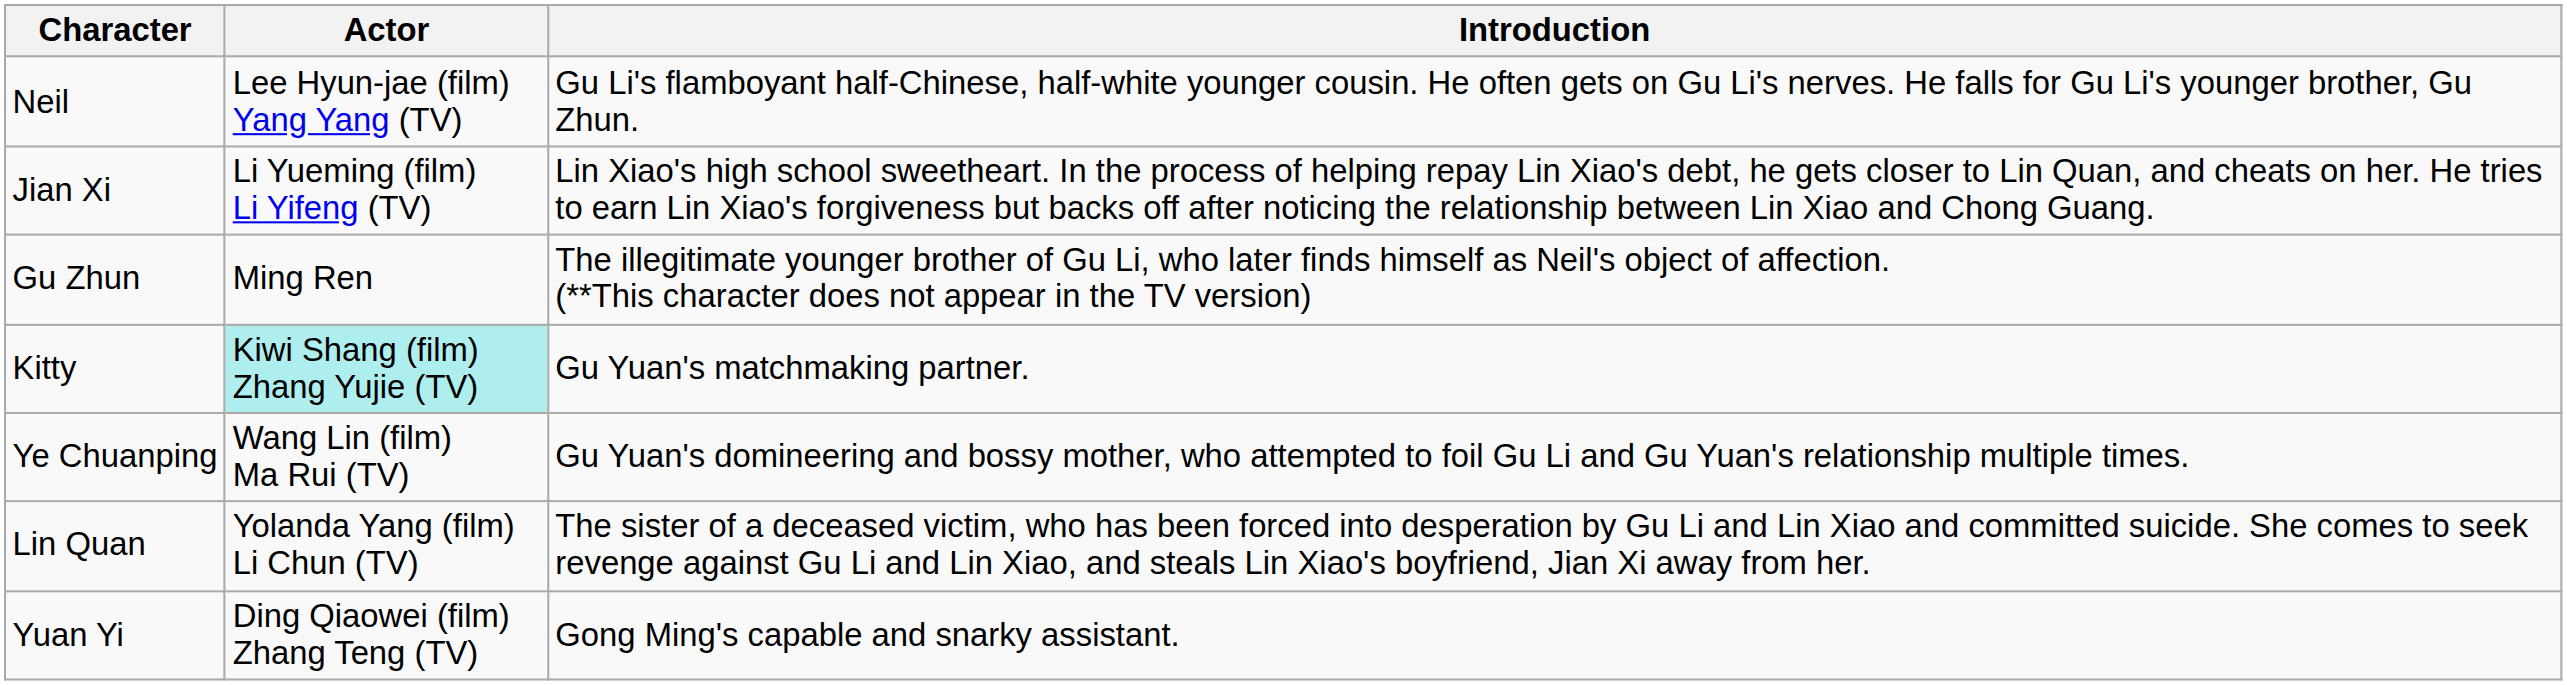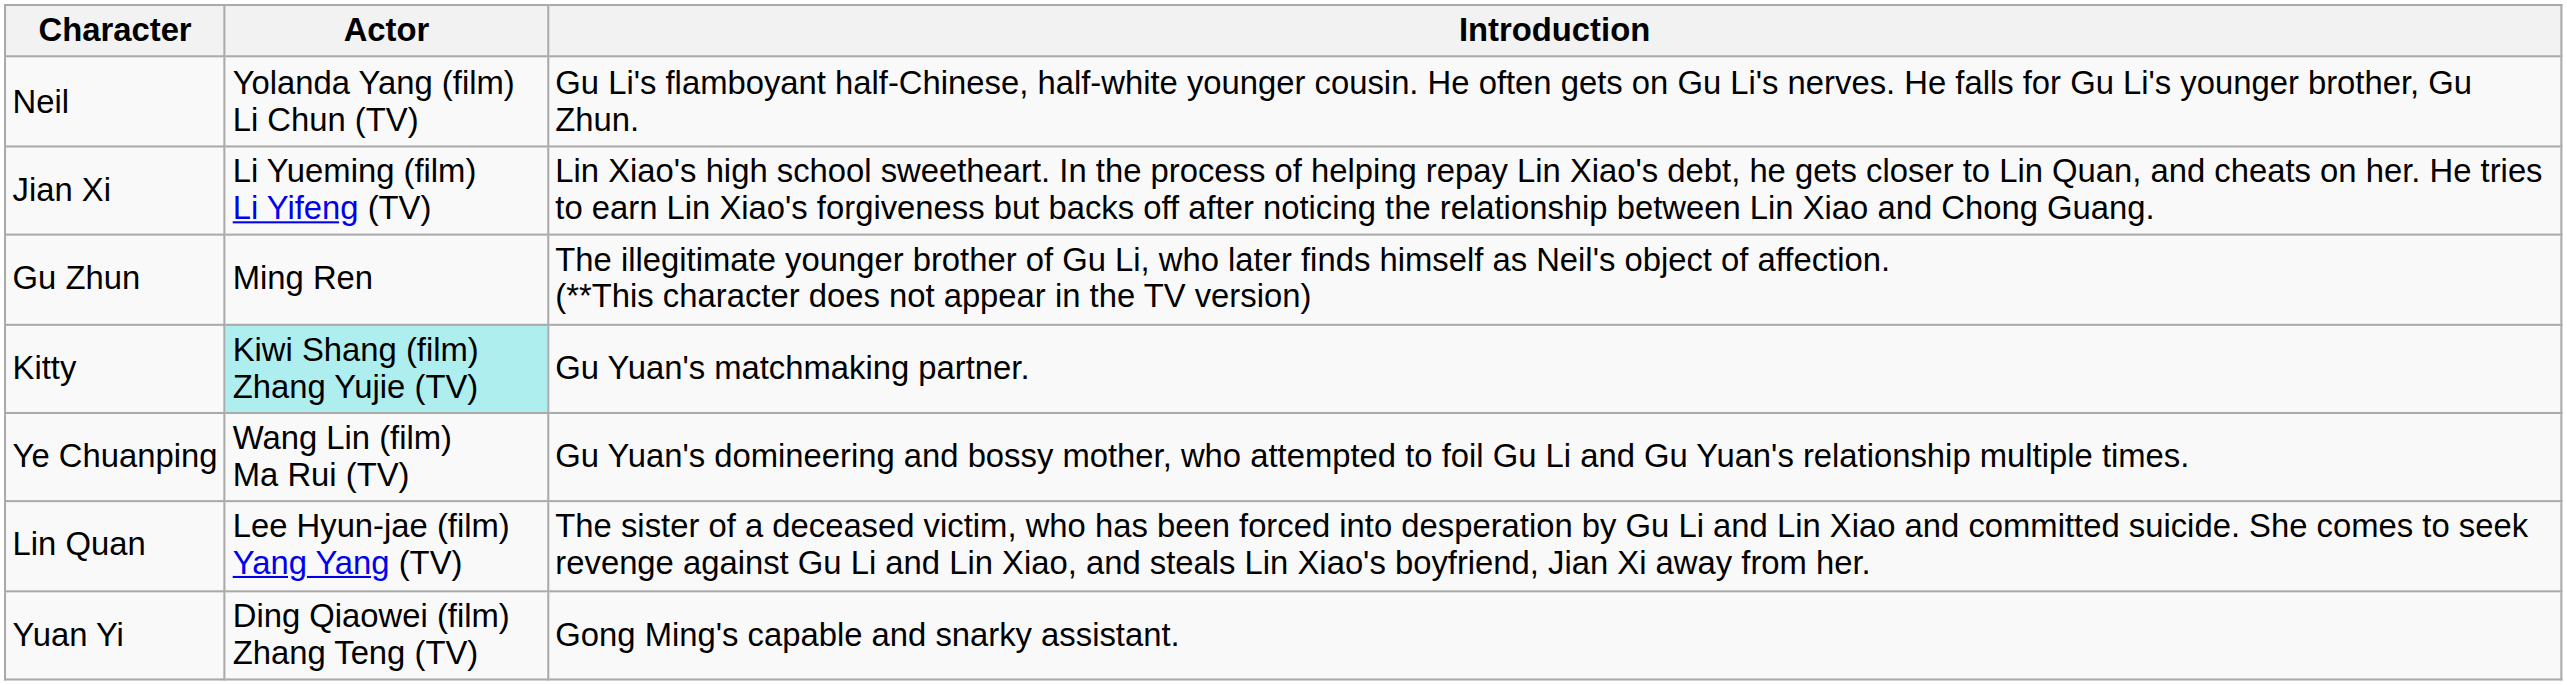(371, 100) Lee Hyun-jae (film) Yang Yang (TV) -> (374, 100) Yolanda Yang (film) Li Chun (TV)
(374, 545) Yolanda Yang (film) Li Chun (TV) -> (371, 545) Lee Hyun-jae (film) Yang Yang (TV)
